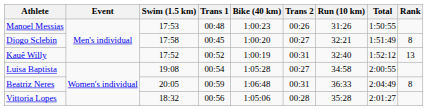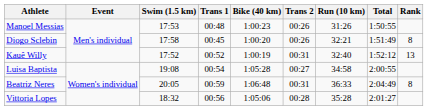(299, 41) 00:27 -> (299, 41) 00:26
